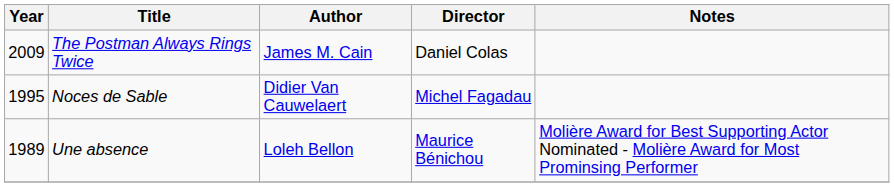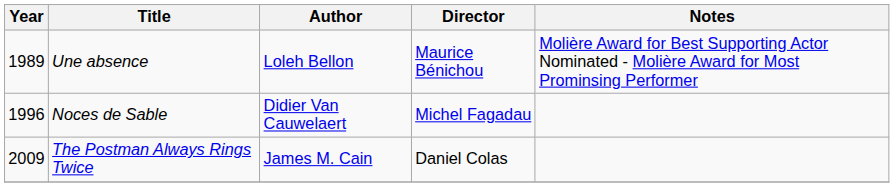rows swapped: (100, 150) <-> (152, 52)
(26, 96) 1995 -> (26, 115) 1996
